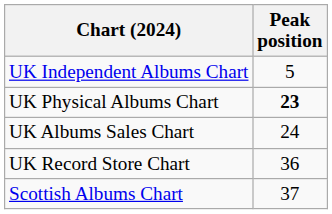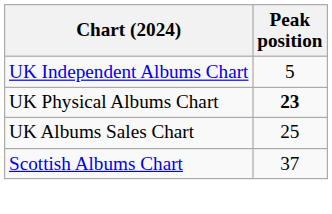(290, 132) 24 -> (290, 132) 25
- row: (99, 163)
